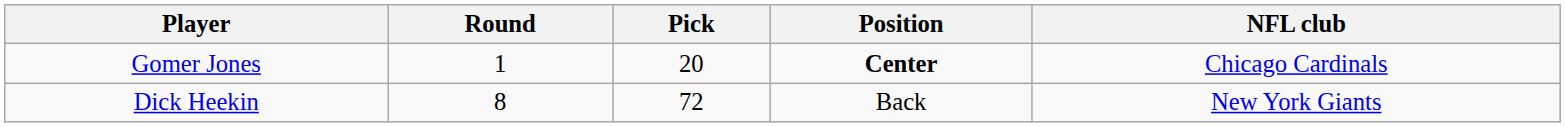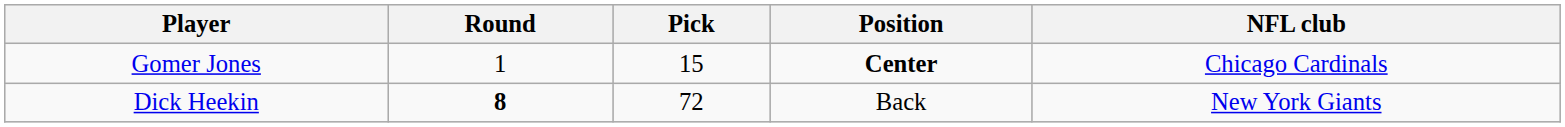(691, 63) 20 -> (691, 63) 15
(500, 102) normal -> (500, 102) bold
